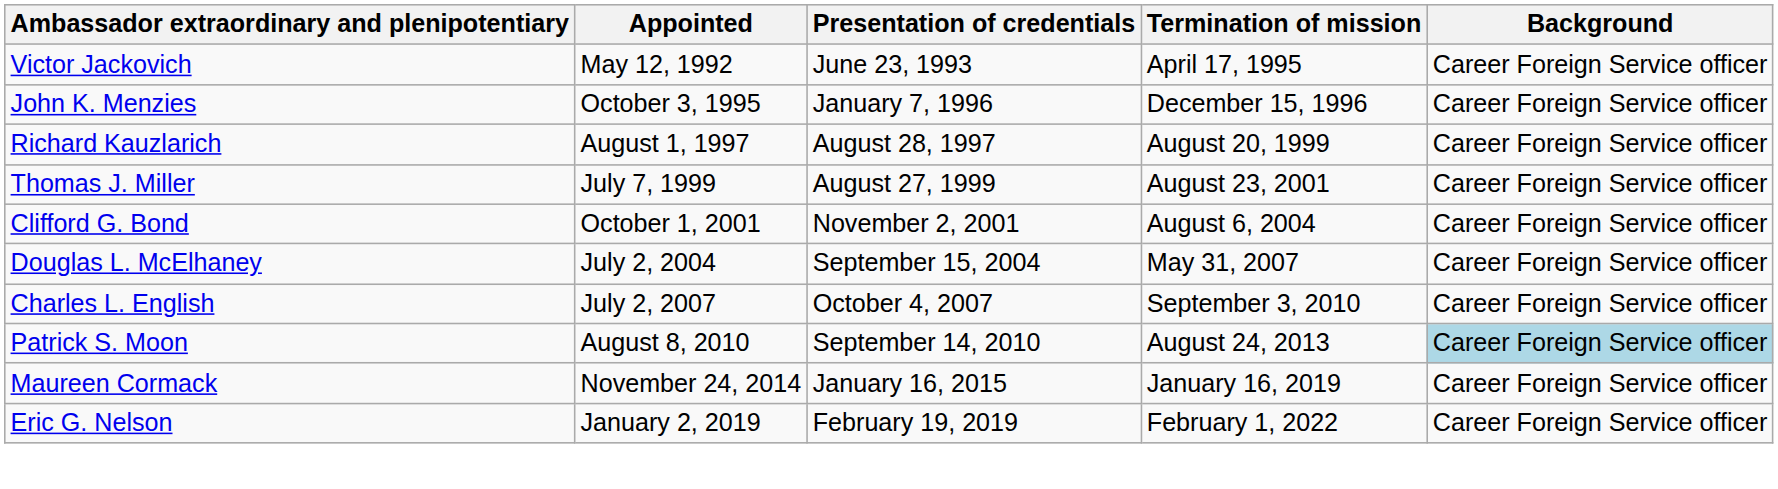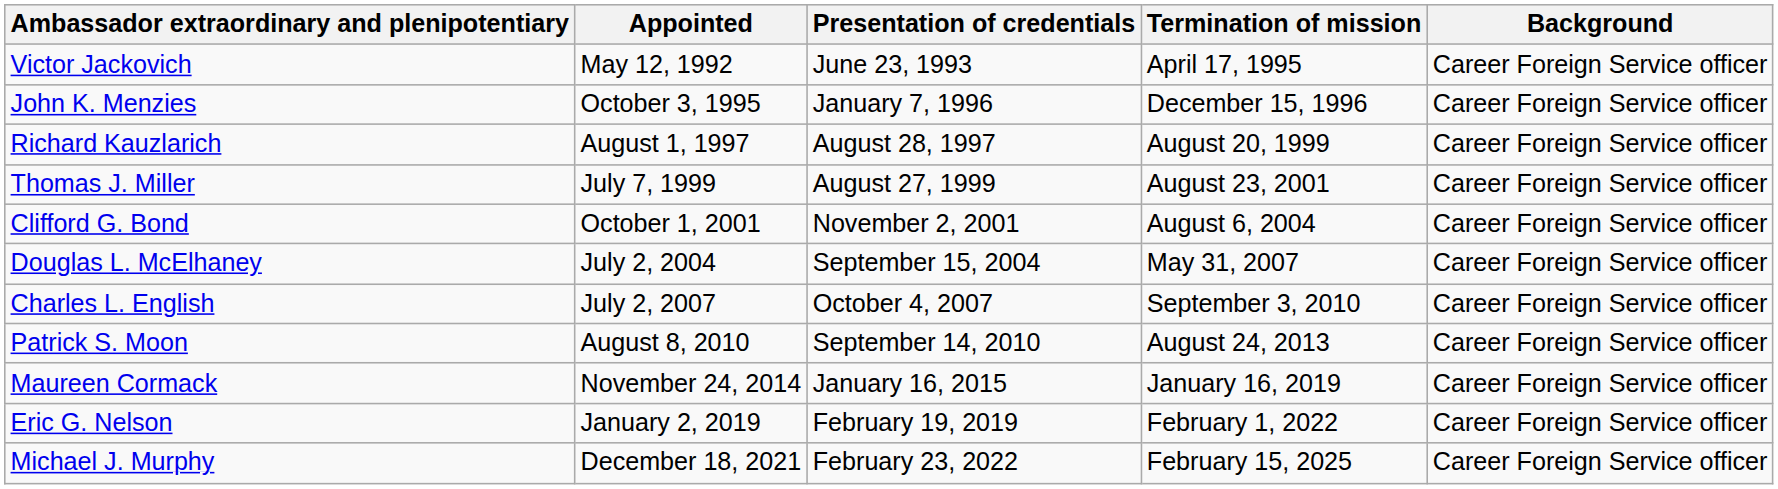(1600, 343) lightblue background -> (1600, 343) no background
+ row: (112, 462)
